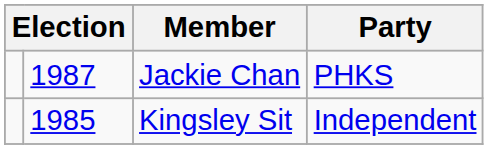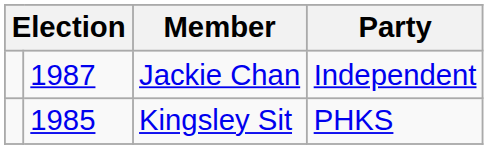(354, 74) PHKS -> (395, 74) Independent
(395, 120) Independent -> (354, 120) PHKS
